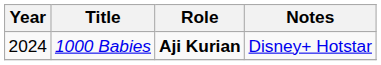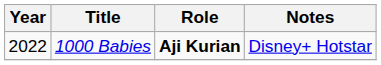(28, 45) 2024 -> (28, 45) 2022
